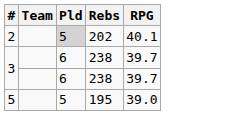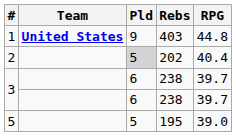+ row: (12, 36)
(142, 36) 40.1 -> (212, 57) 40.4
